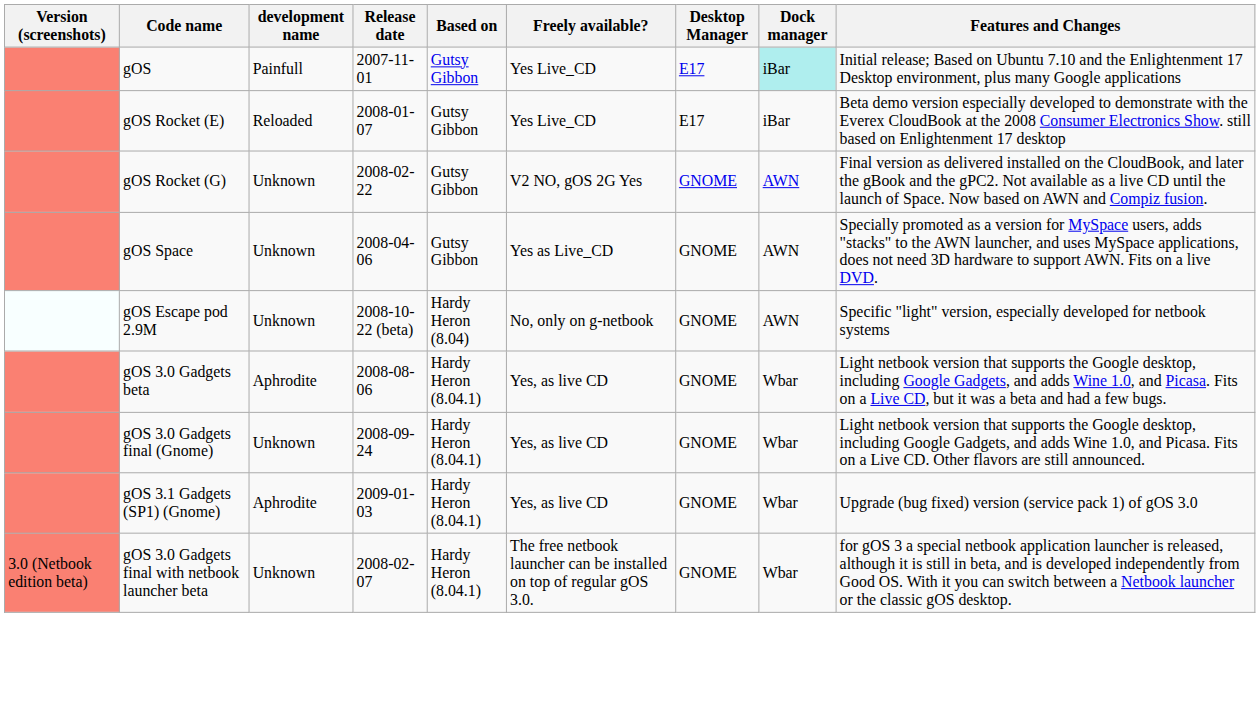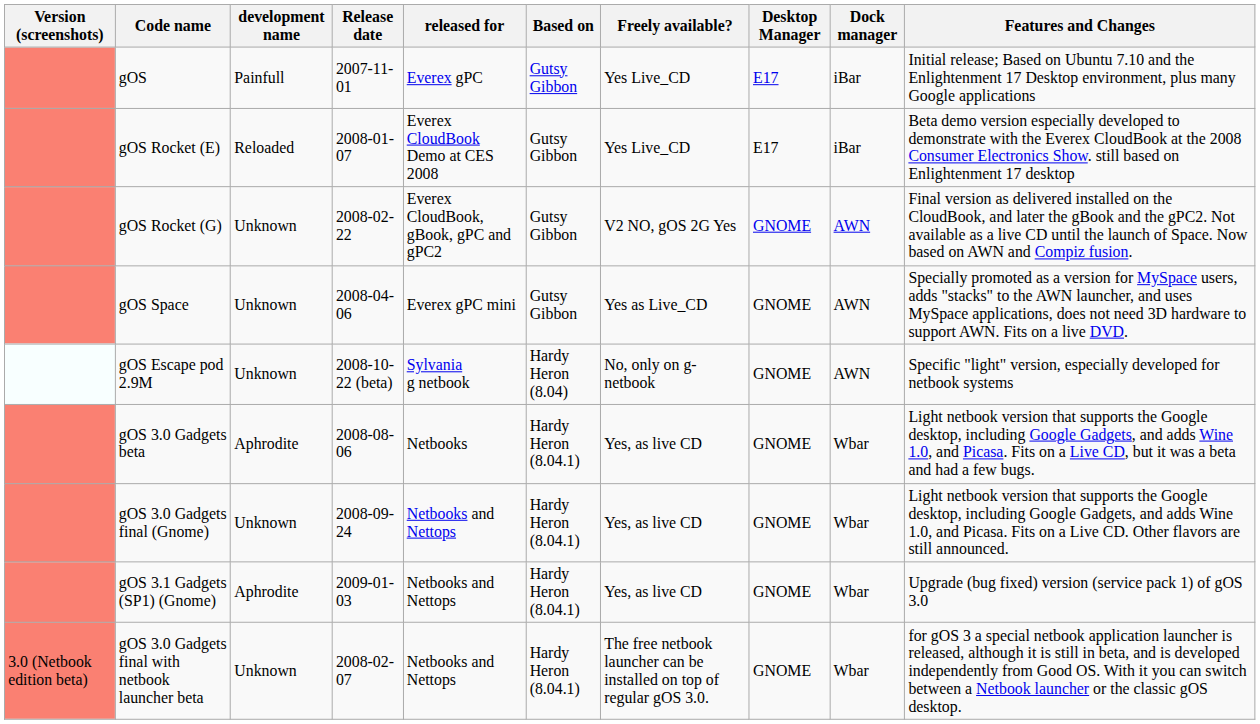+ column: (465, 25)
(776, 68) paleturquoise background -> (847, 77) no background
